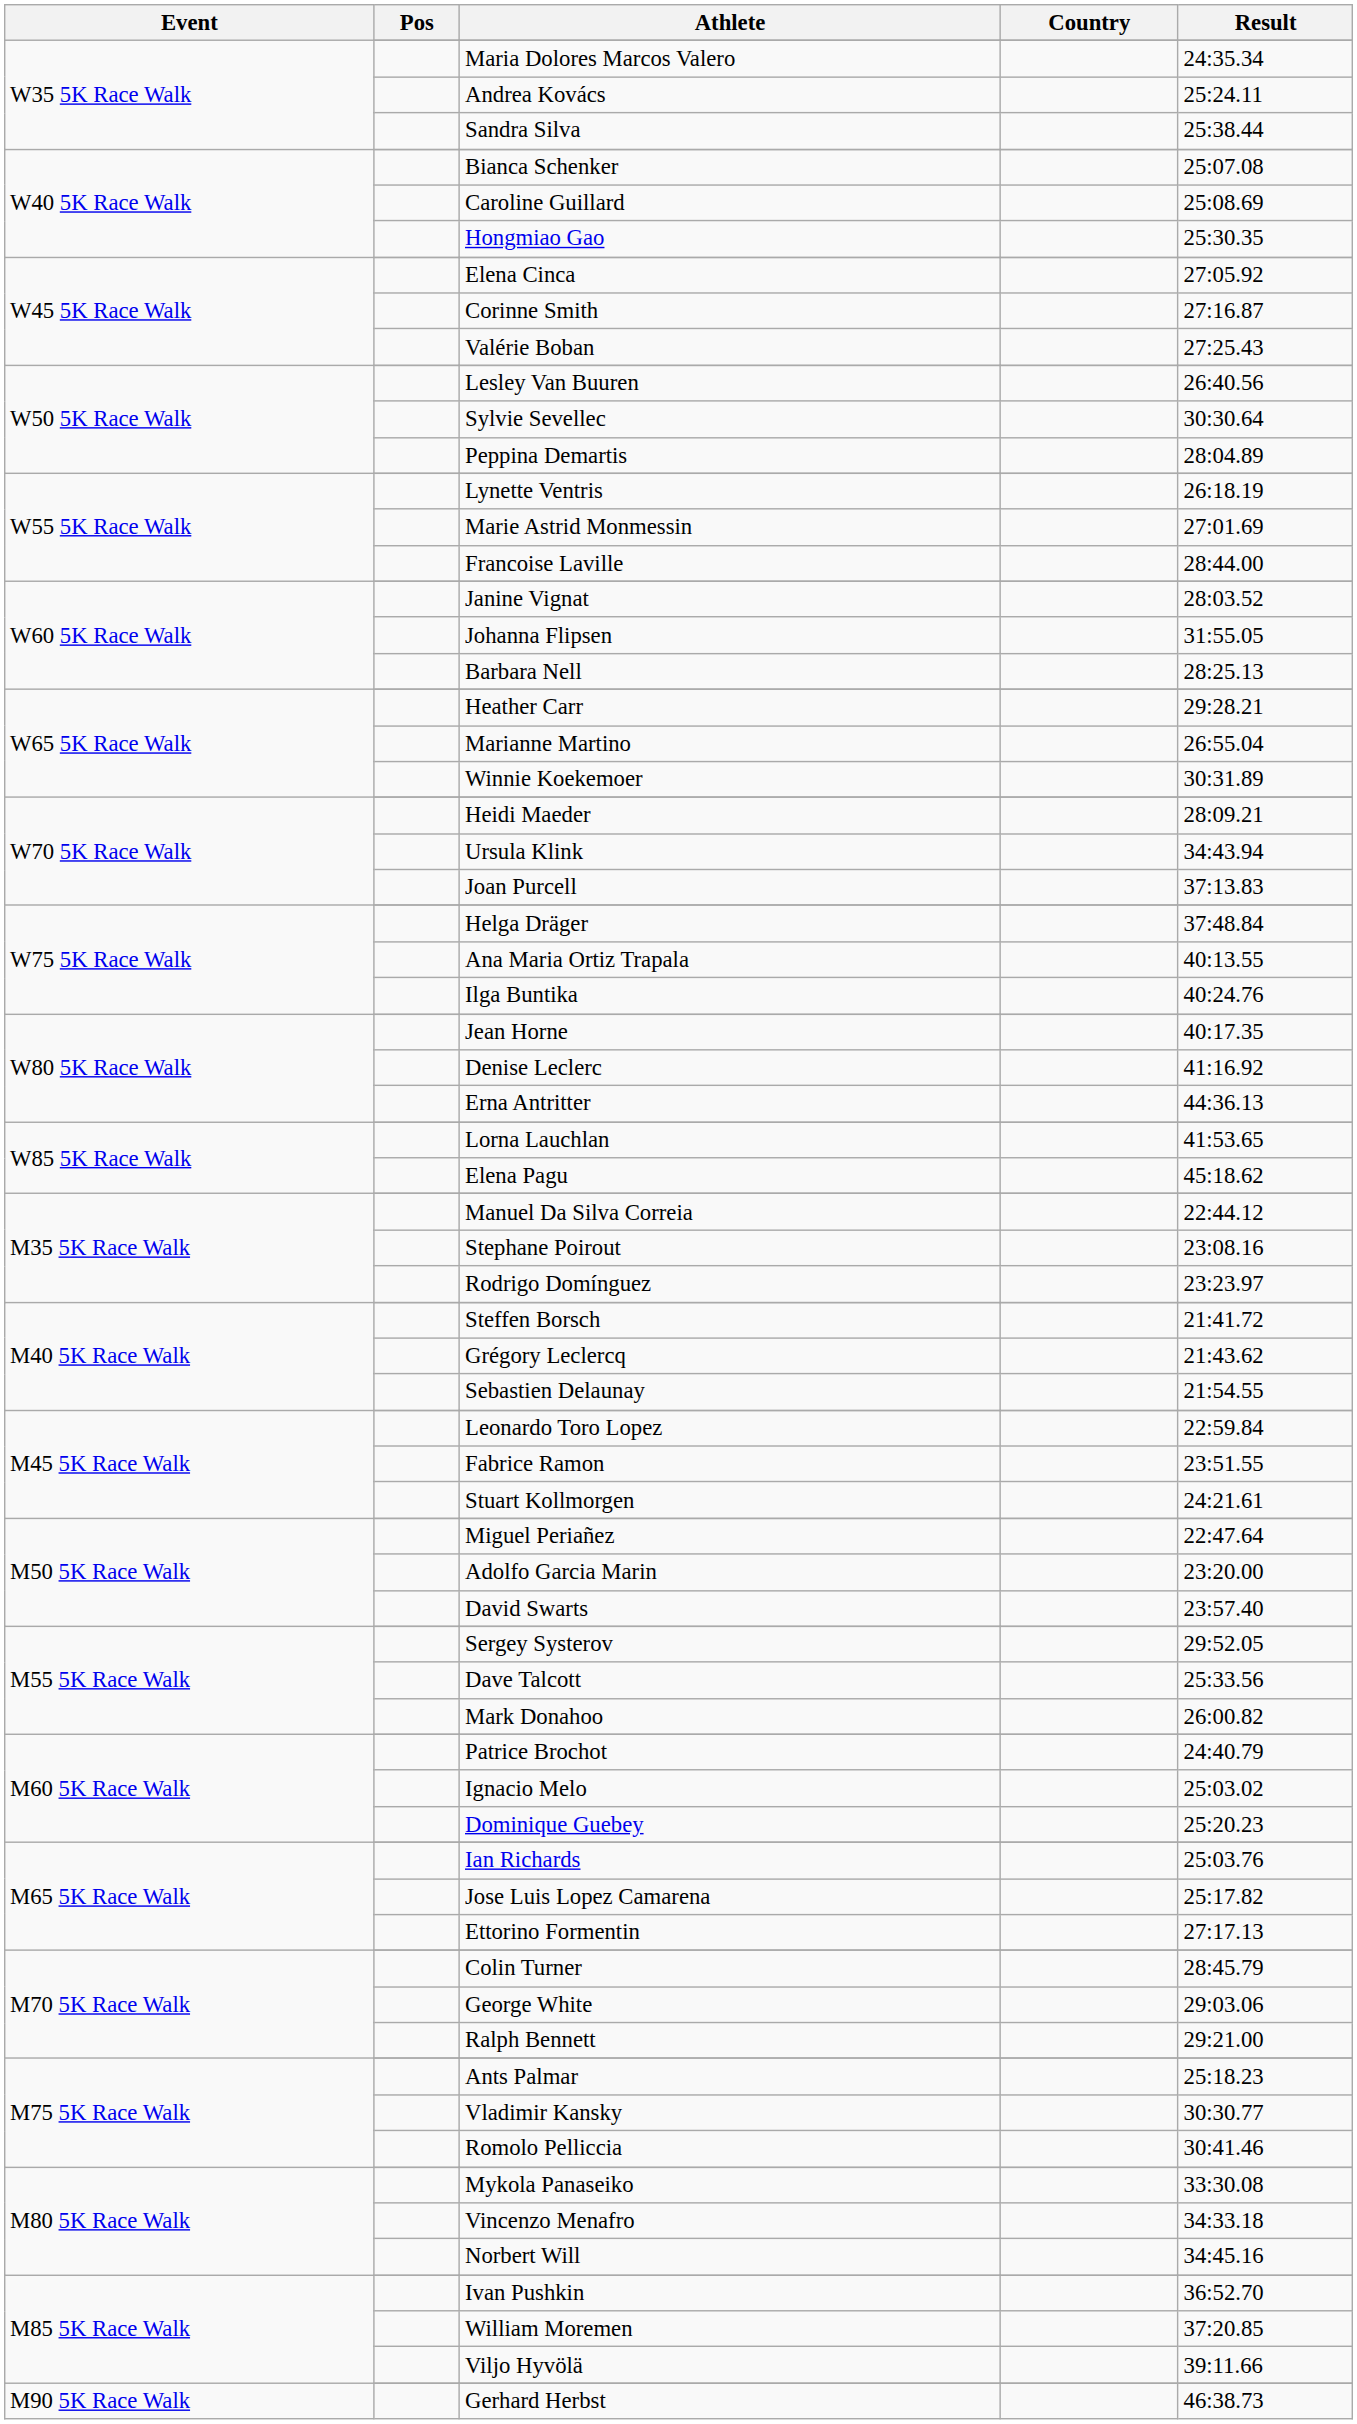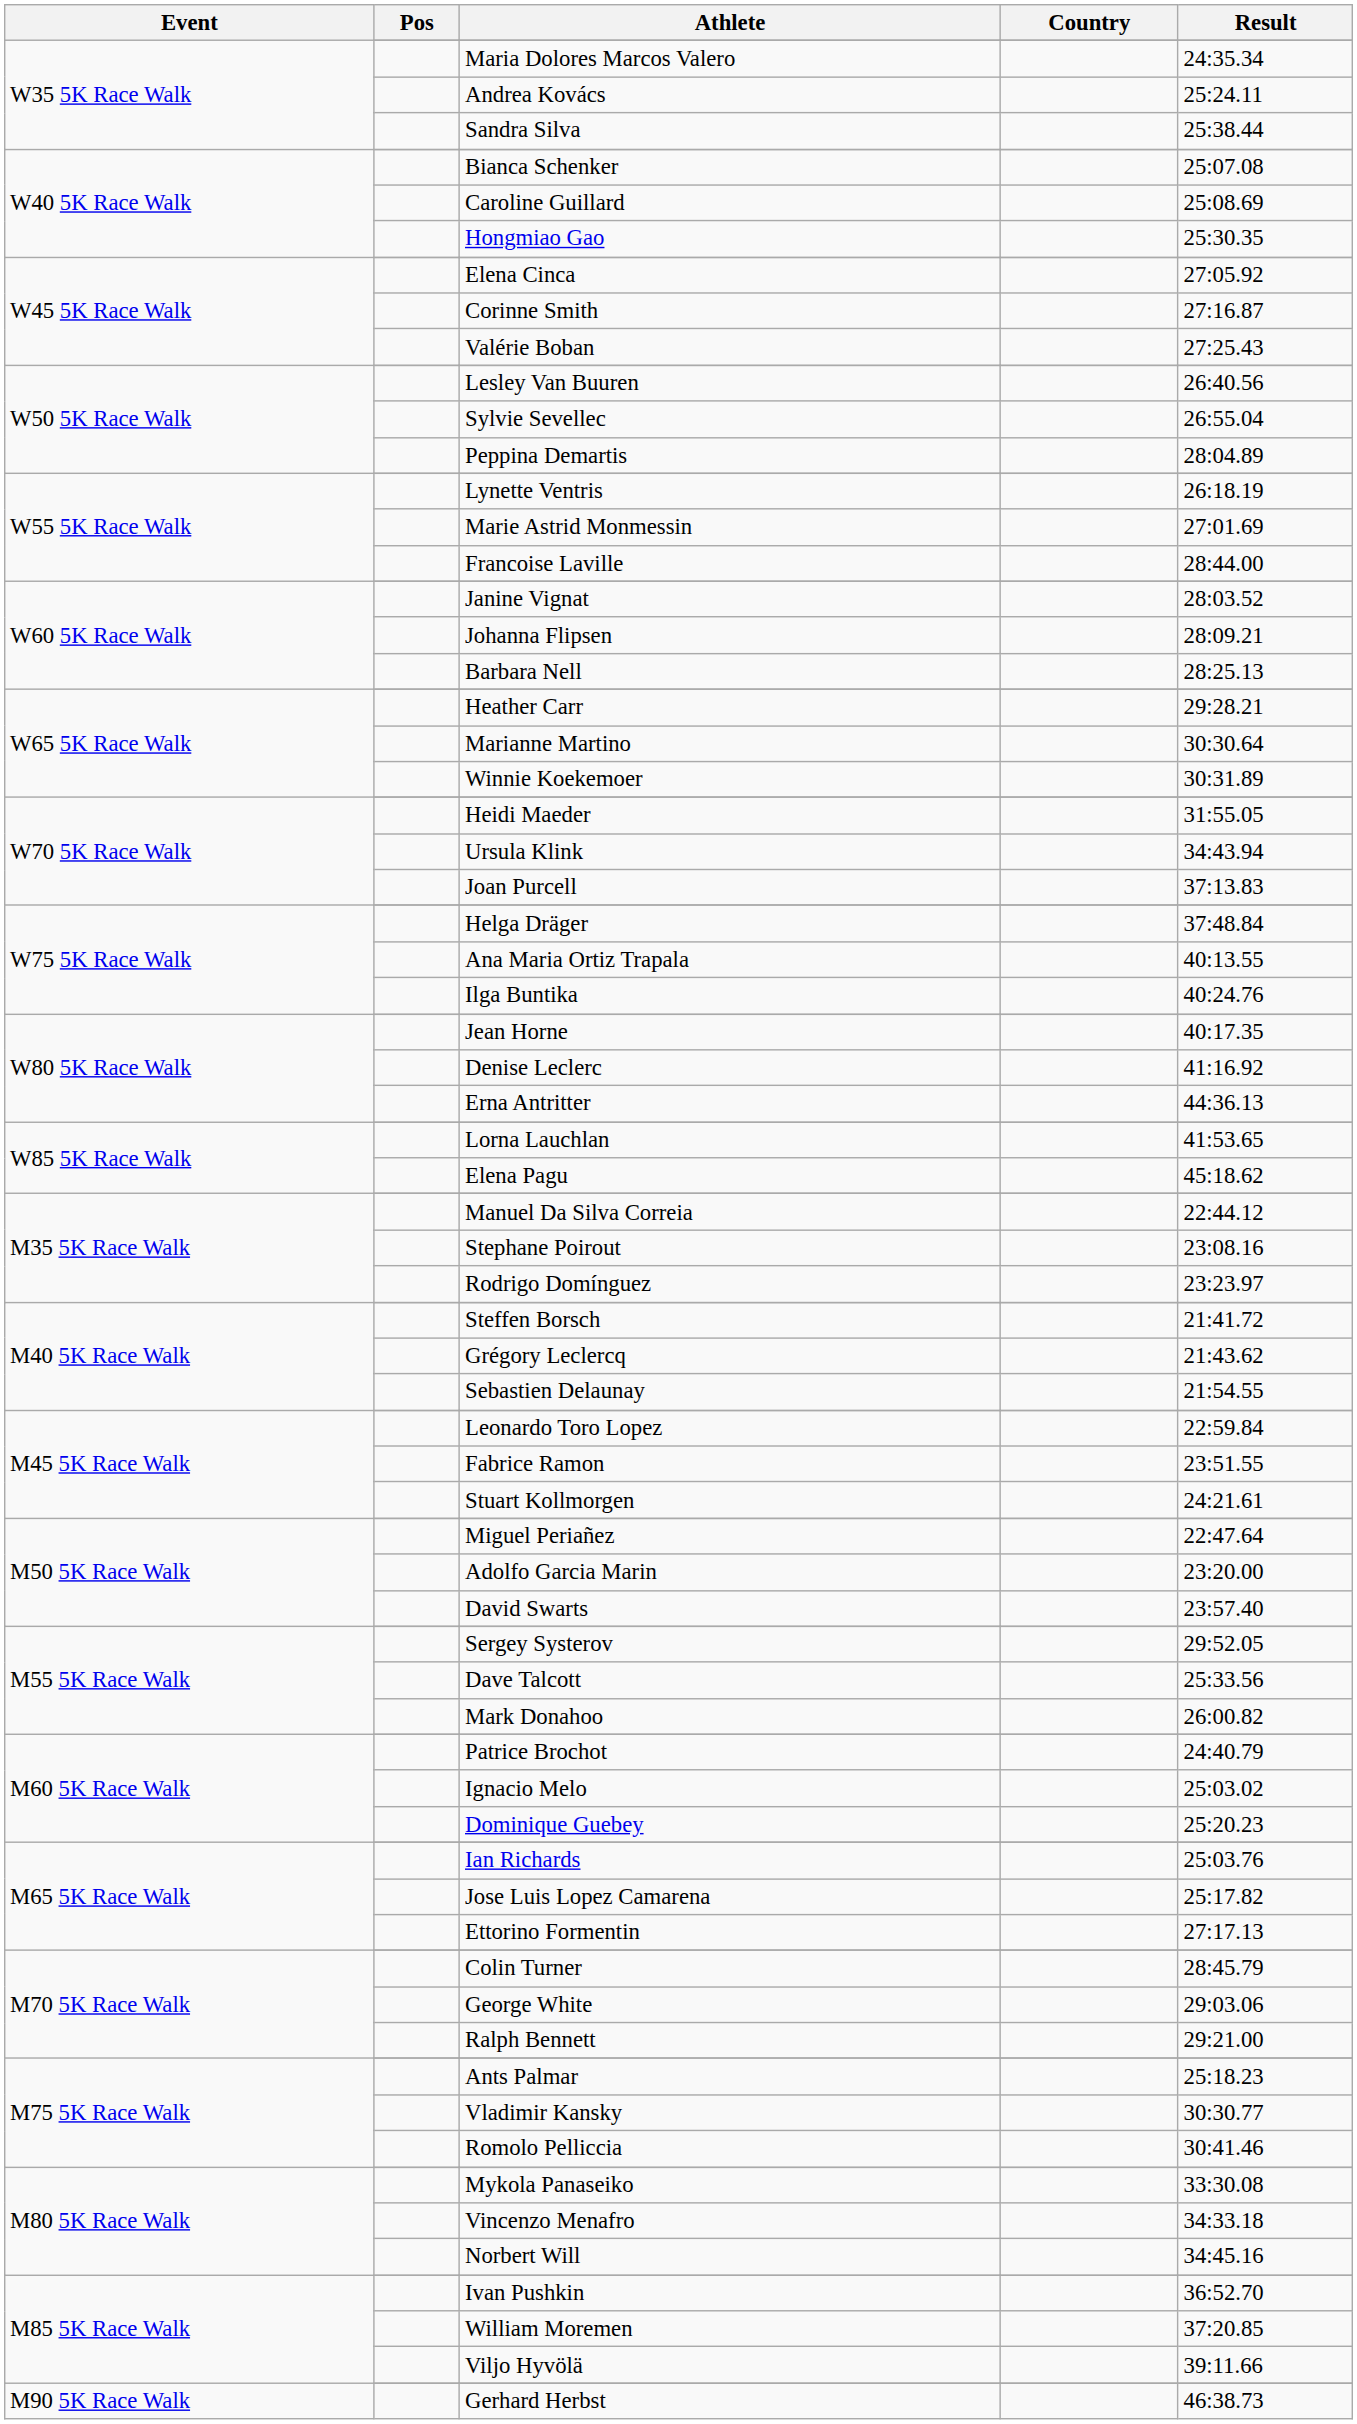(1224, 418) 30:30.64 -> (1224, 418) 26:55.04
(1224, 635) 31:55.05 -> (1224, 635) 28:09.21
(1224, 743) 26:55.04 -> (1224, 743) 30:30.64
(1224, 815) 28:09.21 -> (1224, 815) 31:55.05
